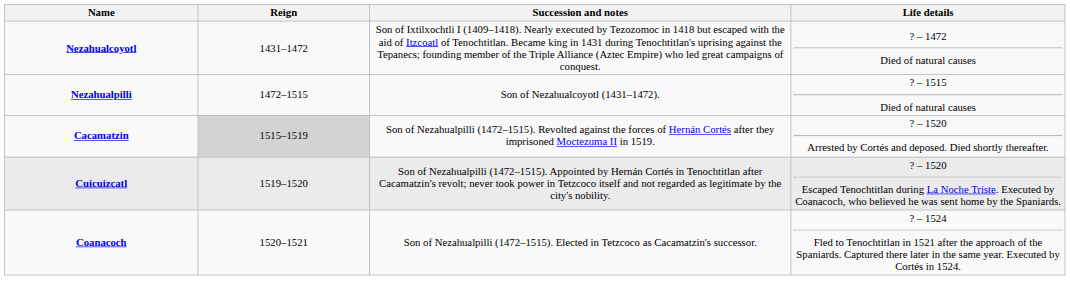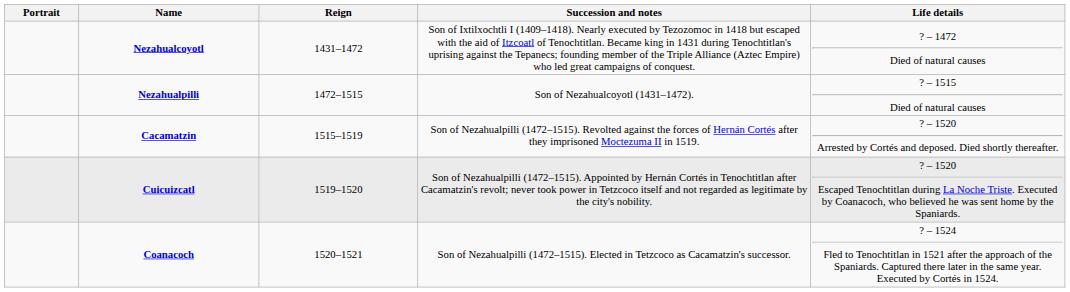+ column: (41, 13)
(284, 136) lightgrey background -> (338, 136) no background
